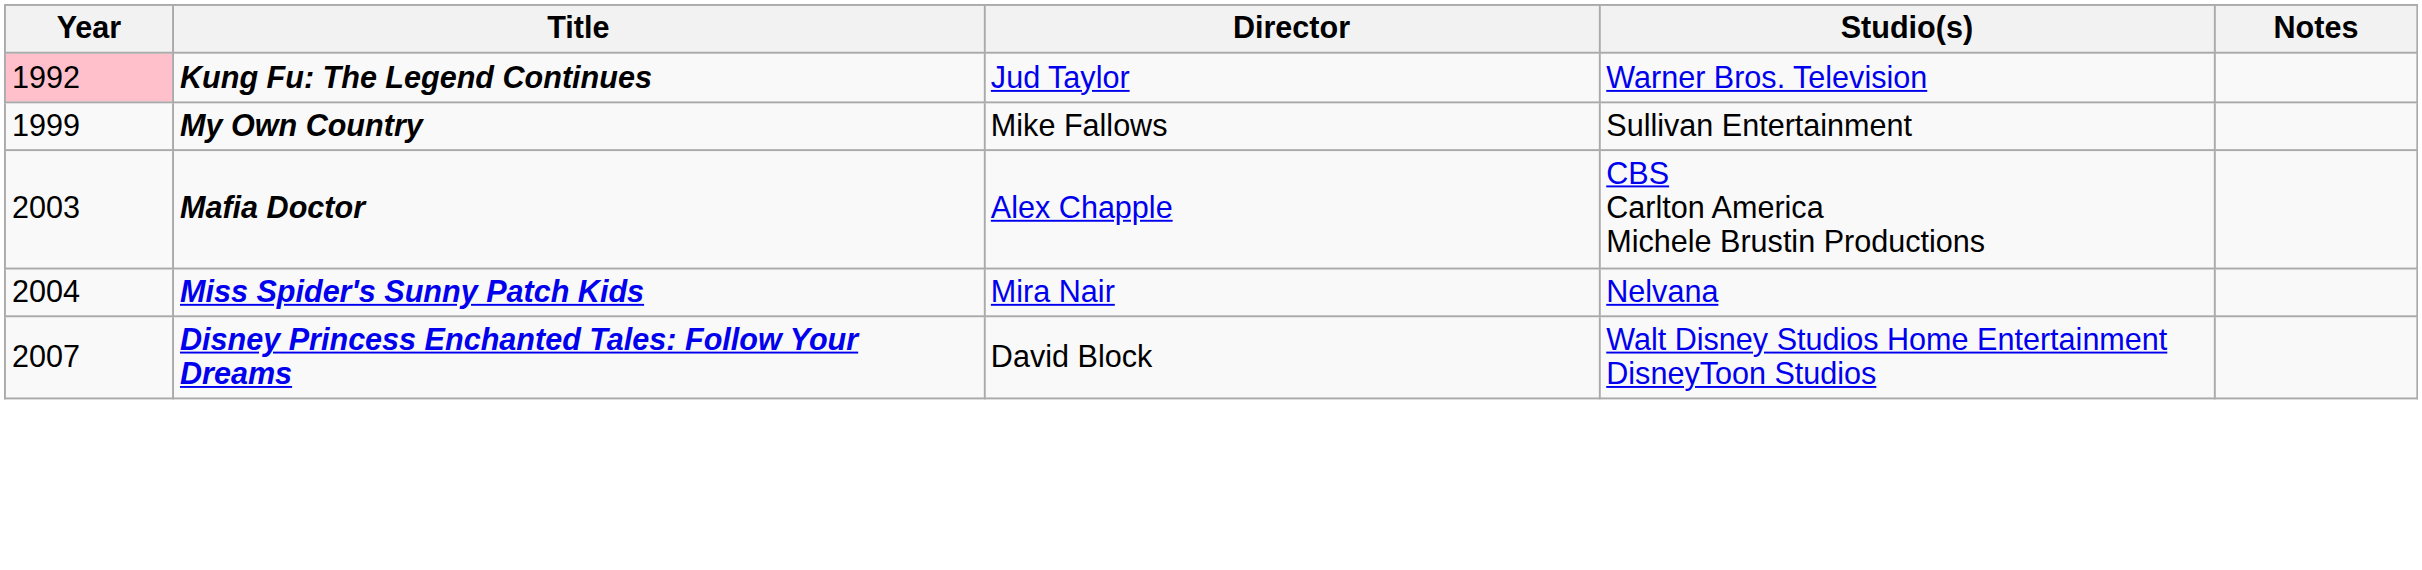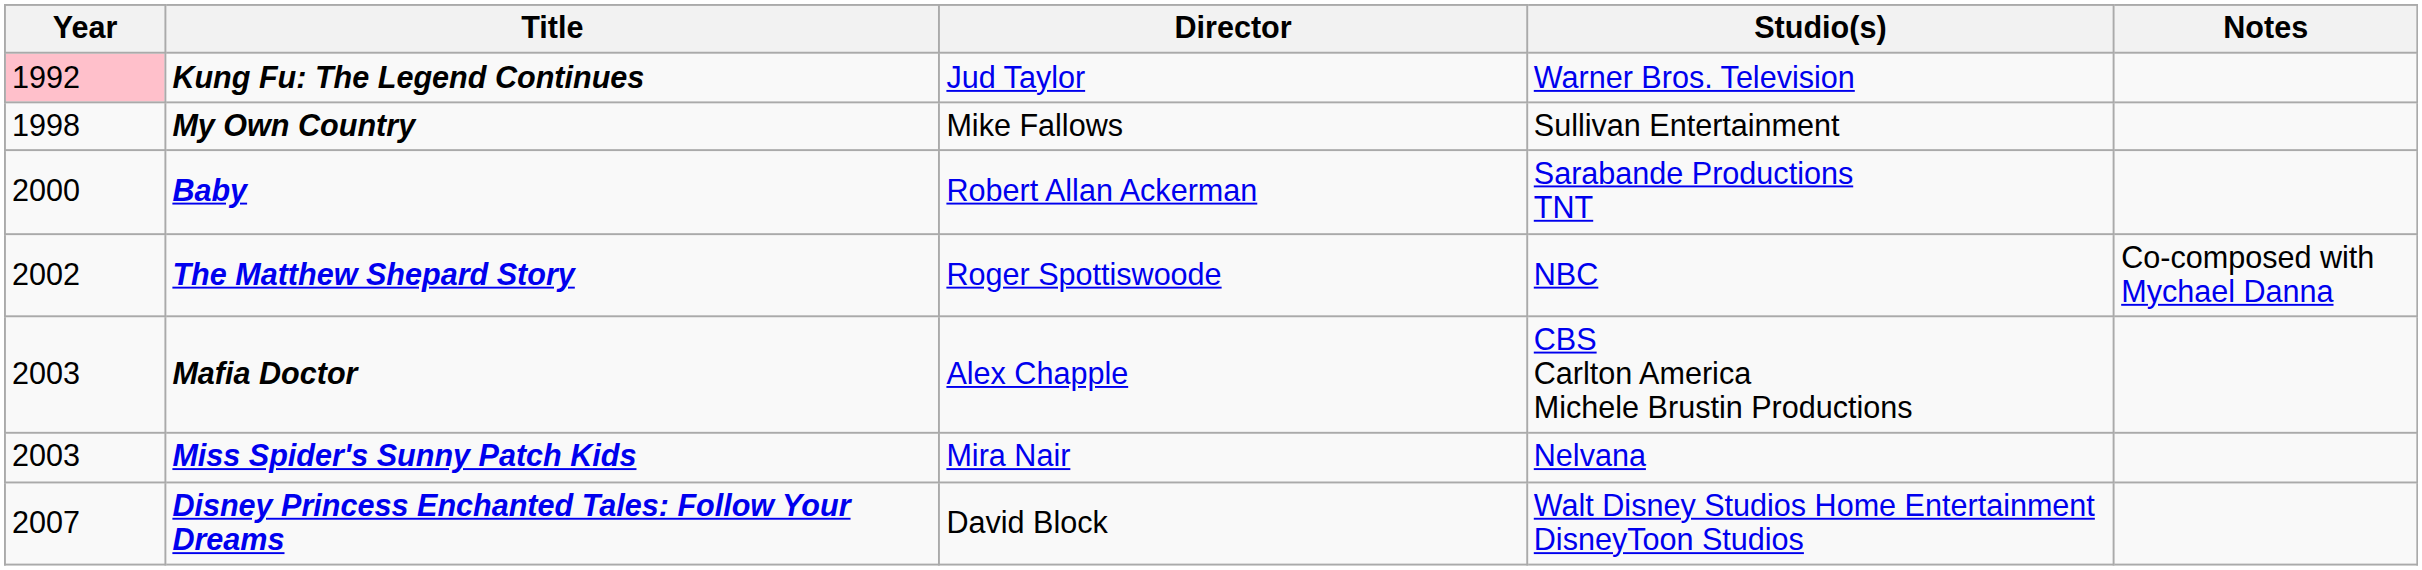(46, 125) 1999 -> (46, 125) 1998
+ row: (210, 191)
+ row: (374, 274)
(46, 291) 2004 -> (46, 457) 2003
